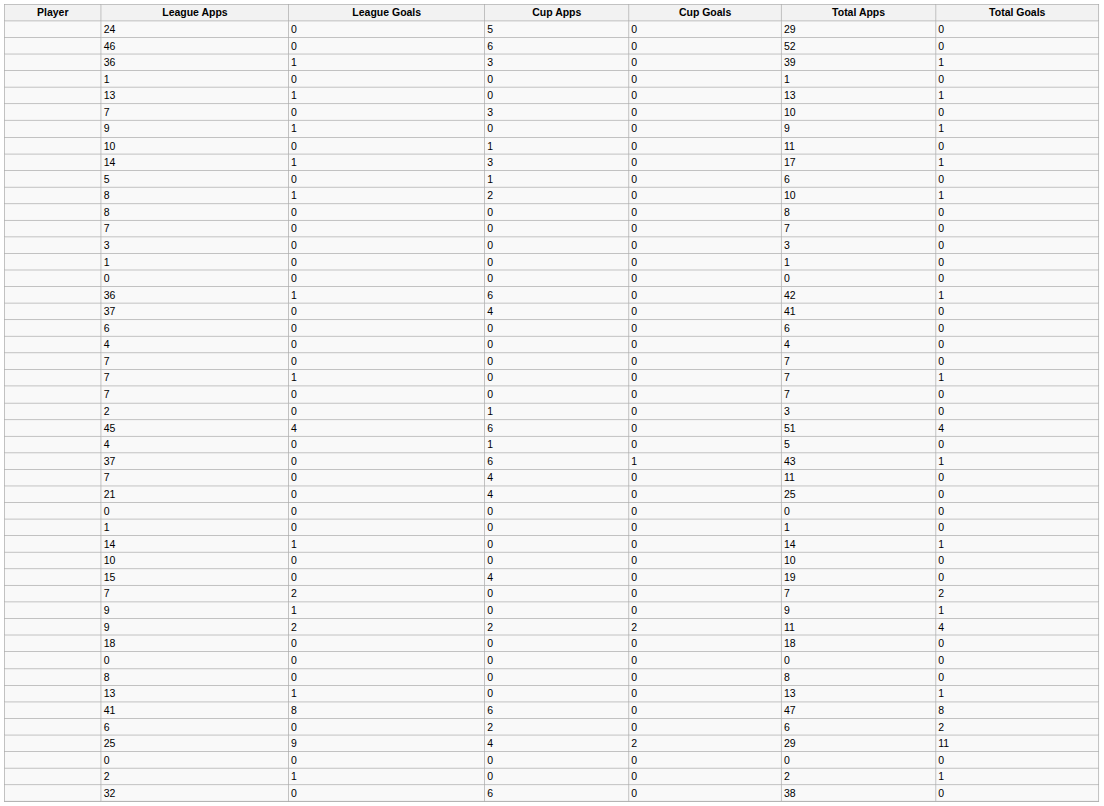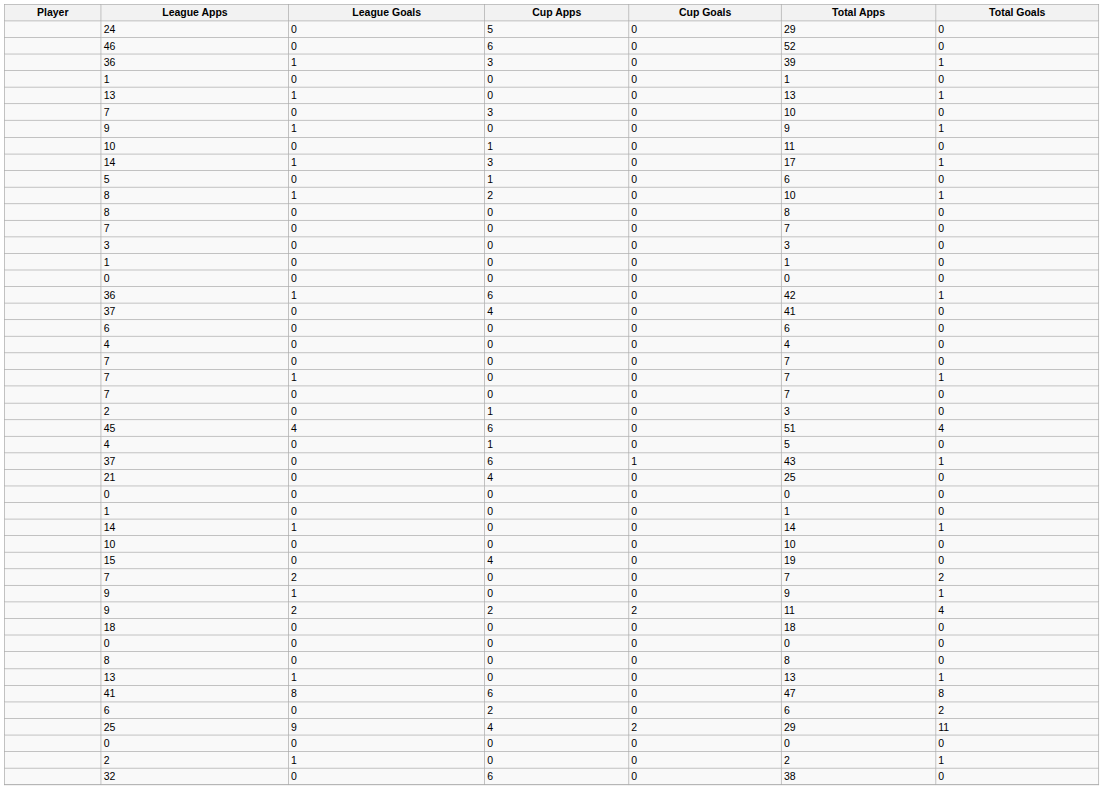- row: (107, 478)
